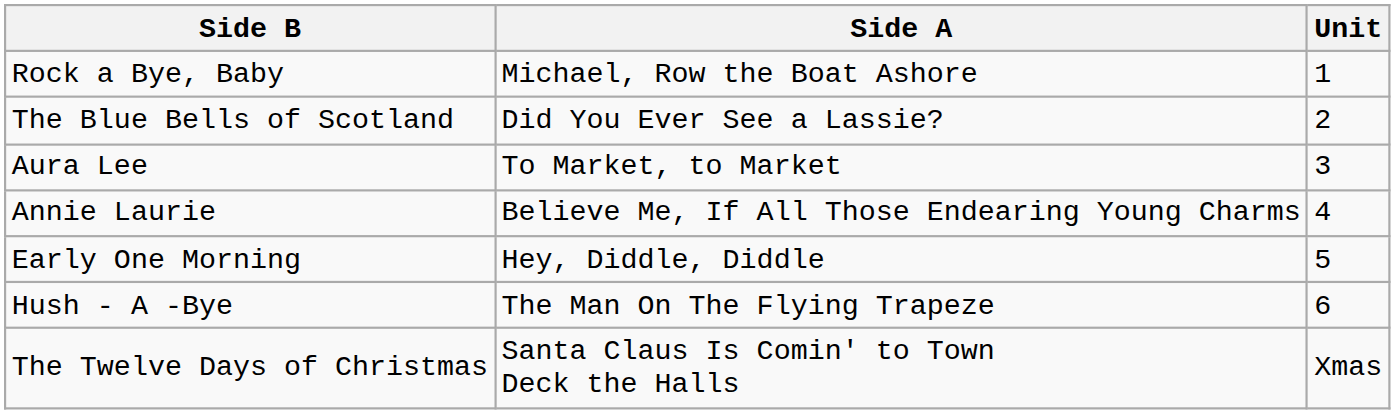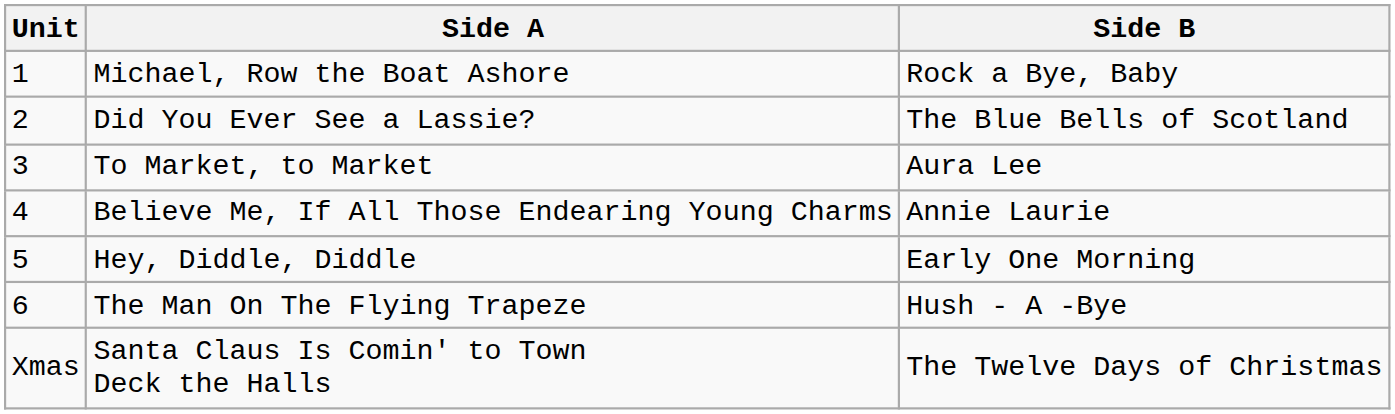columns swapped: (1348, 28) <-> (250, 28)
